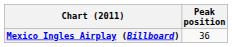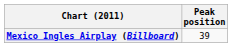(205, 36) 36 -> (205, 36) 39
